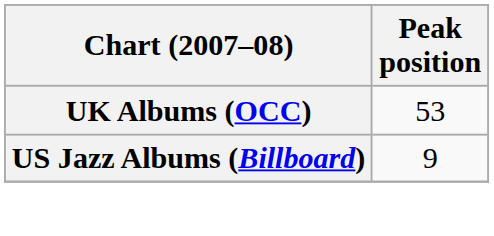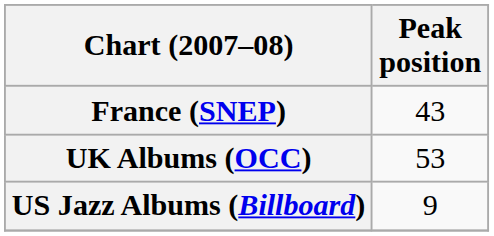+ row: (189, 109)
